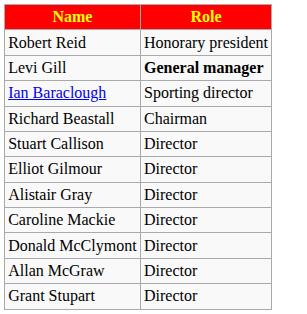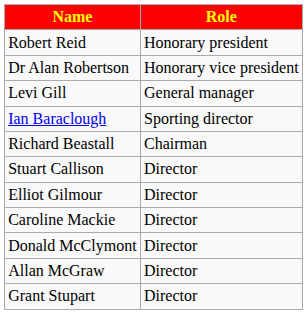+ row: (69, 67)
(204, 67) bold -> (199, 93) normal
- row: (50, 194)
